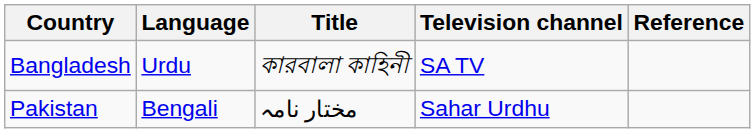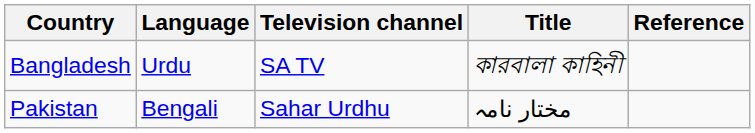columns swapped: (335, 22) <-> (521, 22)
